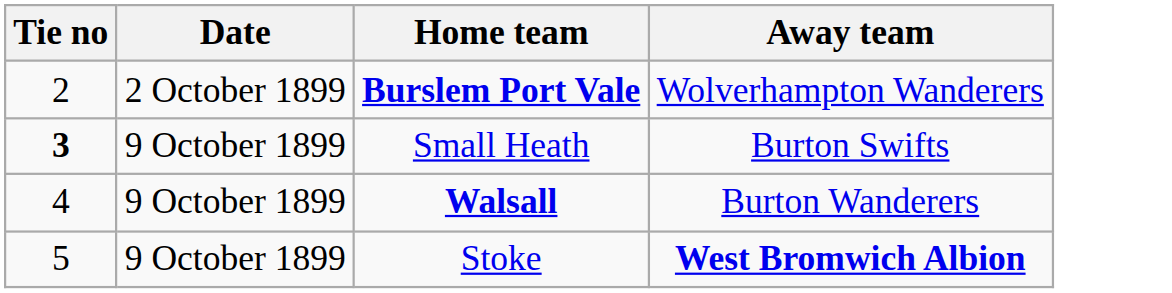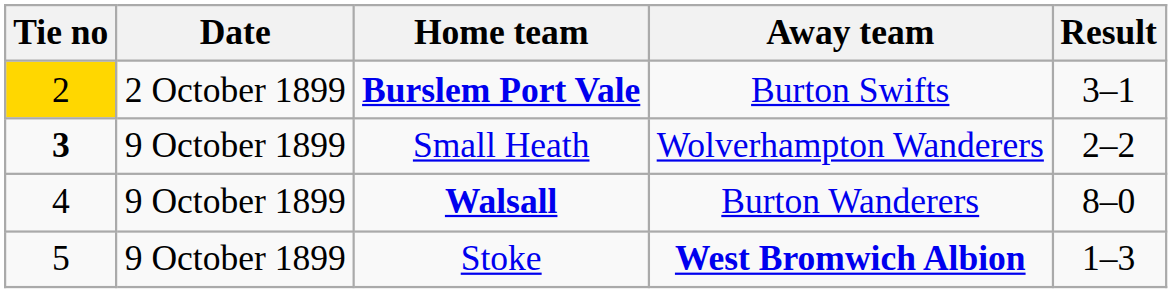+ column: (1109, 32)
(61, 88) no background -> (61, 88) gold background
(850, 88) Wolverhampton Wanderers -> (850, 88) Burton Swifts
(850, 145) Burton Swifts -> (850, 145) Wolverhampton Wanderers
